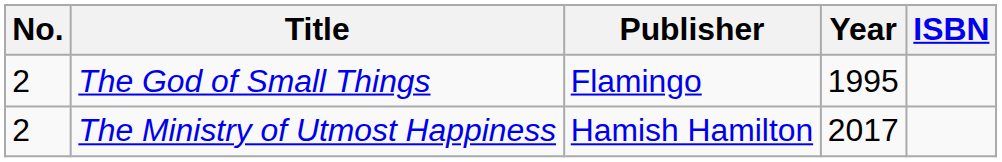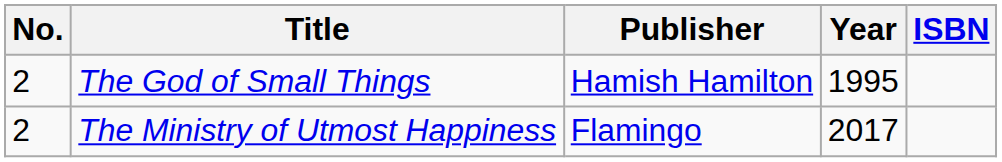(636, 80) Flamingo -> (692, 80) Hamish Hamilton
(692, 130) Hamish Hamilton -> (636, 130) Flamingo
